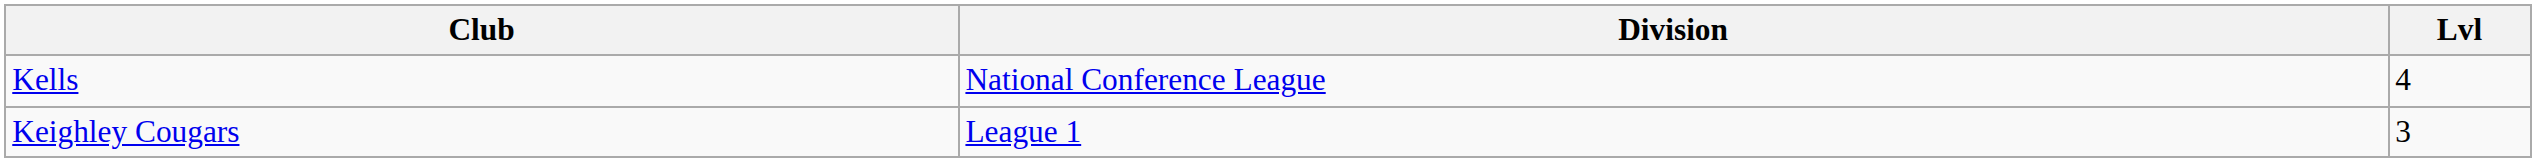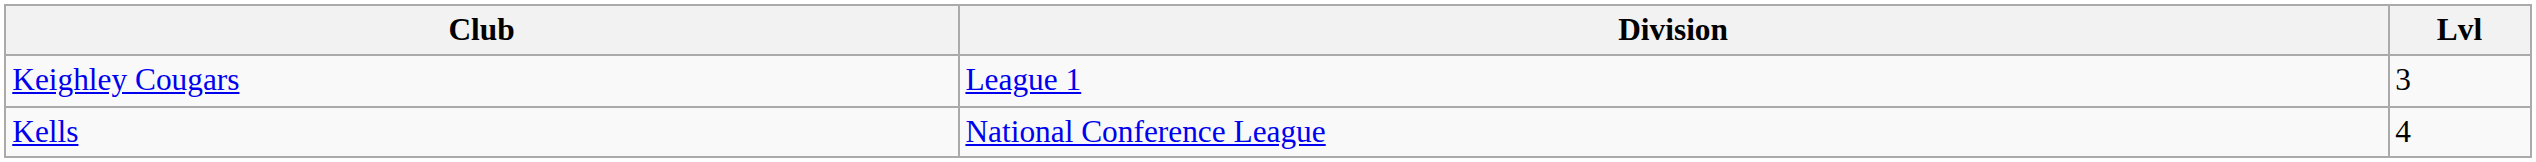rows swapped: (126, 130) <-> (45, 79)
